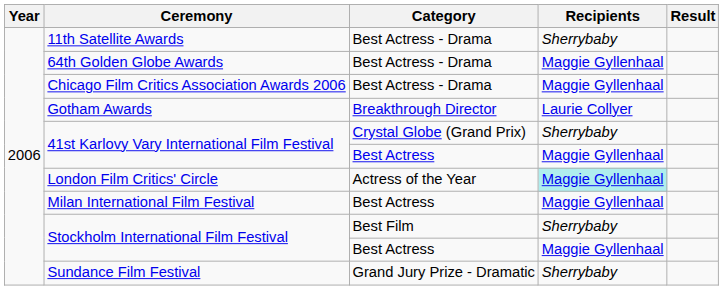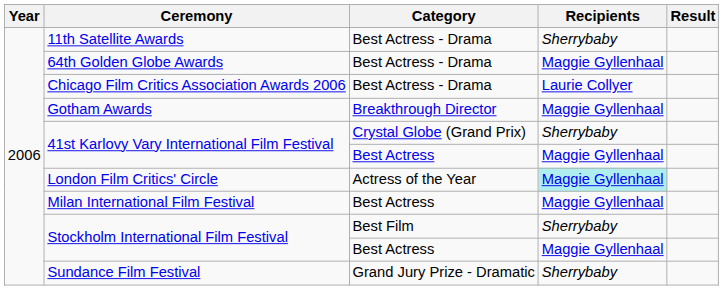(603, 86) Maggie Gyllenhaal -> (587, 86) Laurie Collyer
(587, 109) Laurie Collyer -> (603, 109) Maggie Gyllenhaal
